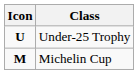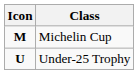rows swapped: (75, 58) <-> (85, 36)
